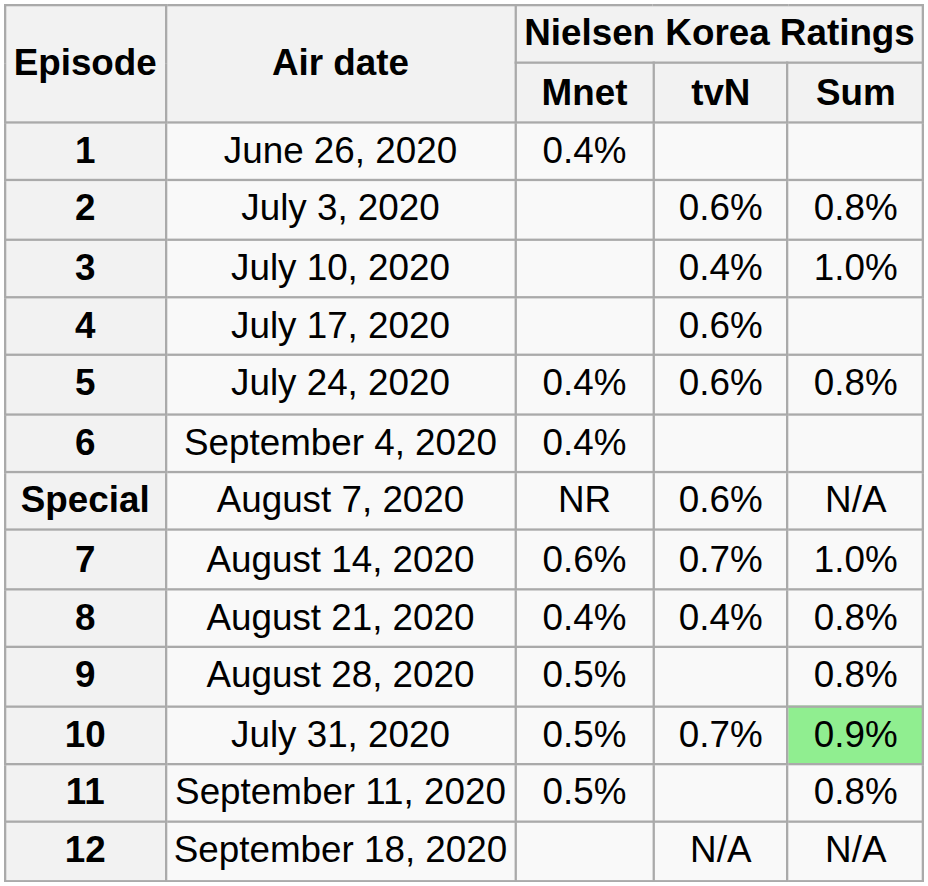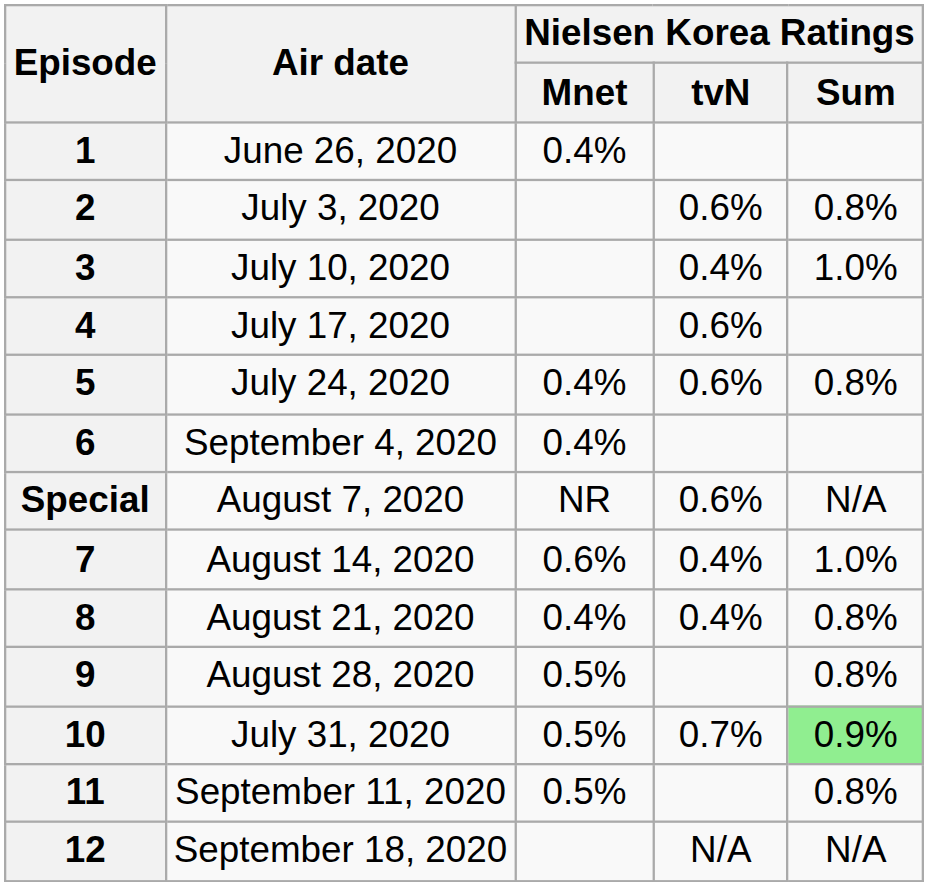(721, 558) 0.7% -> (721, 558) 0.4%
